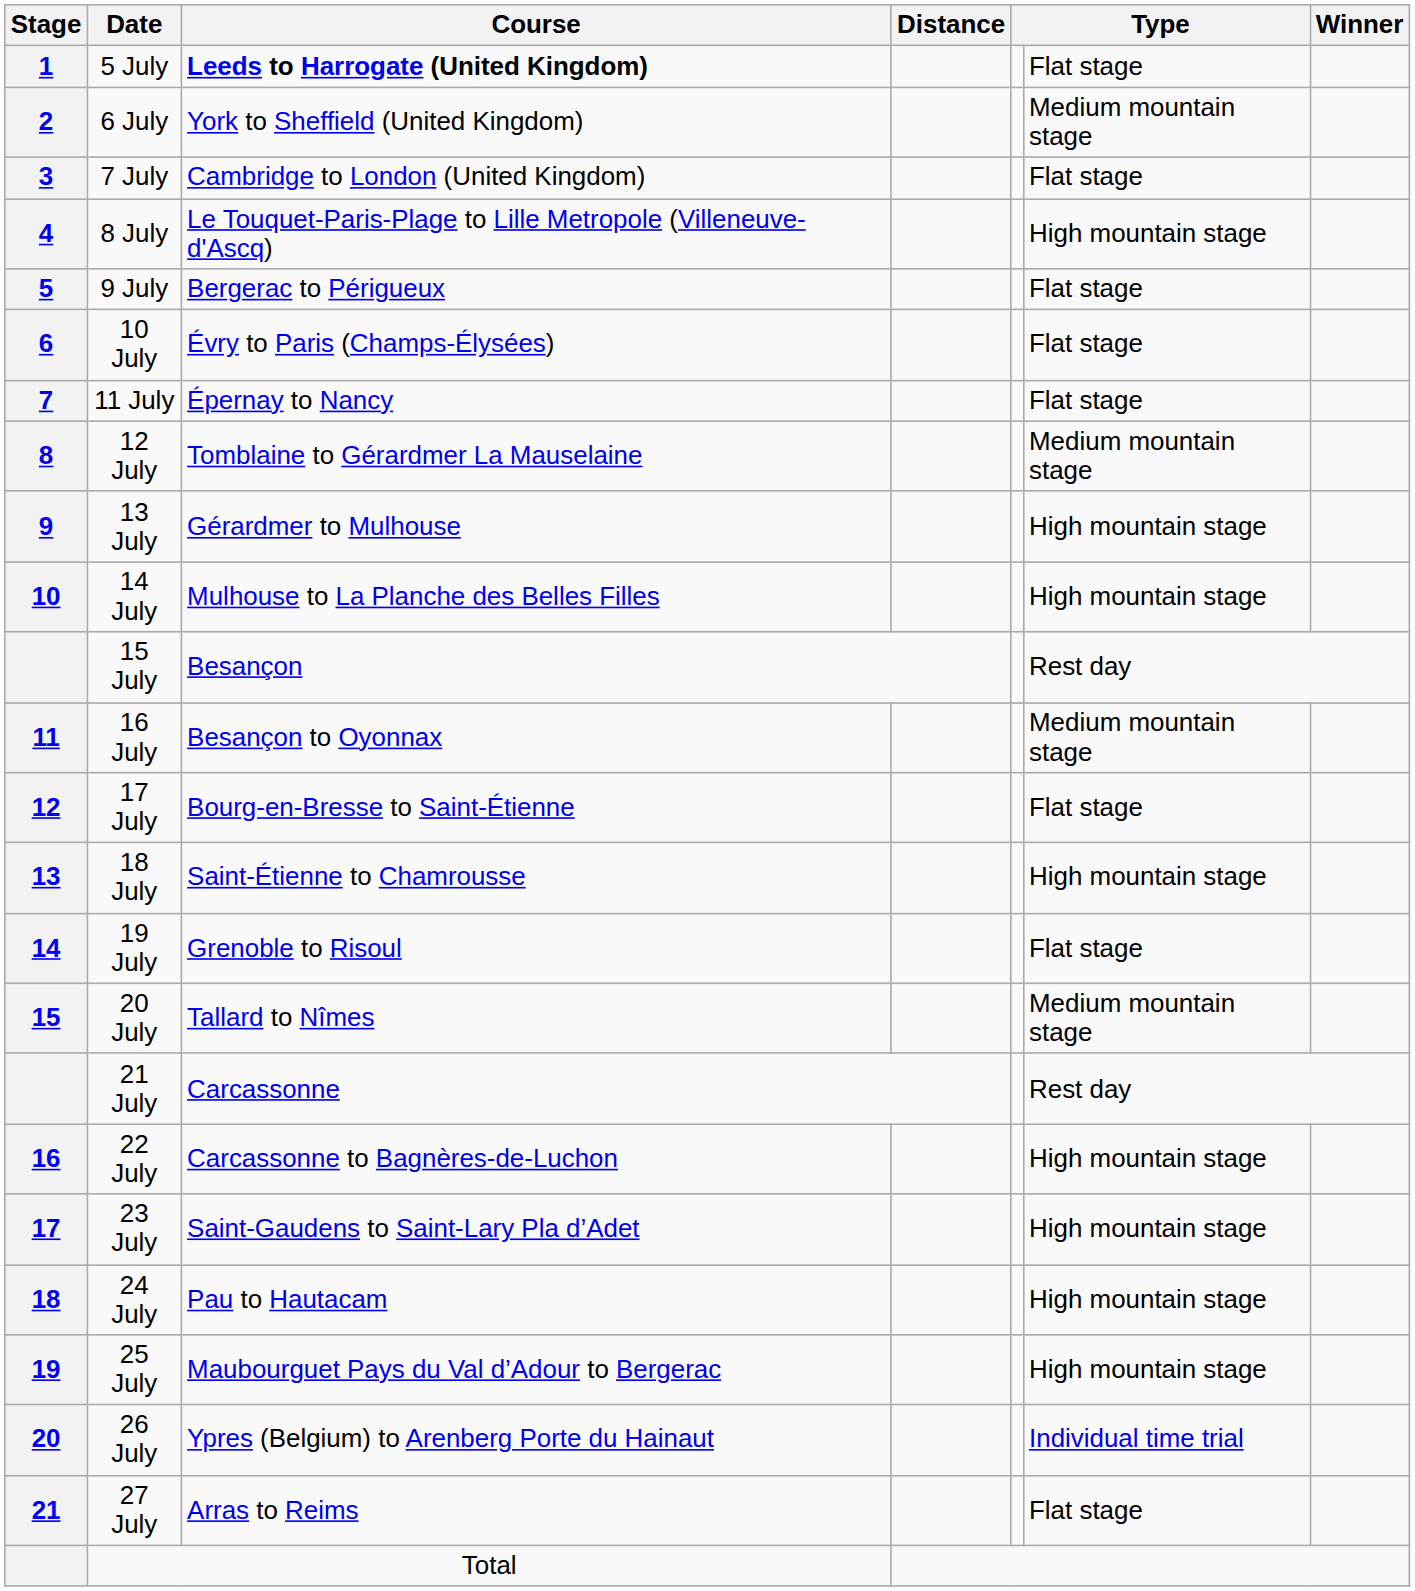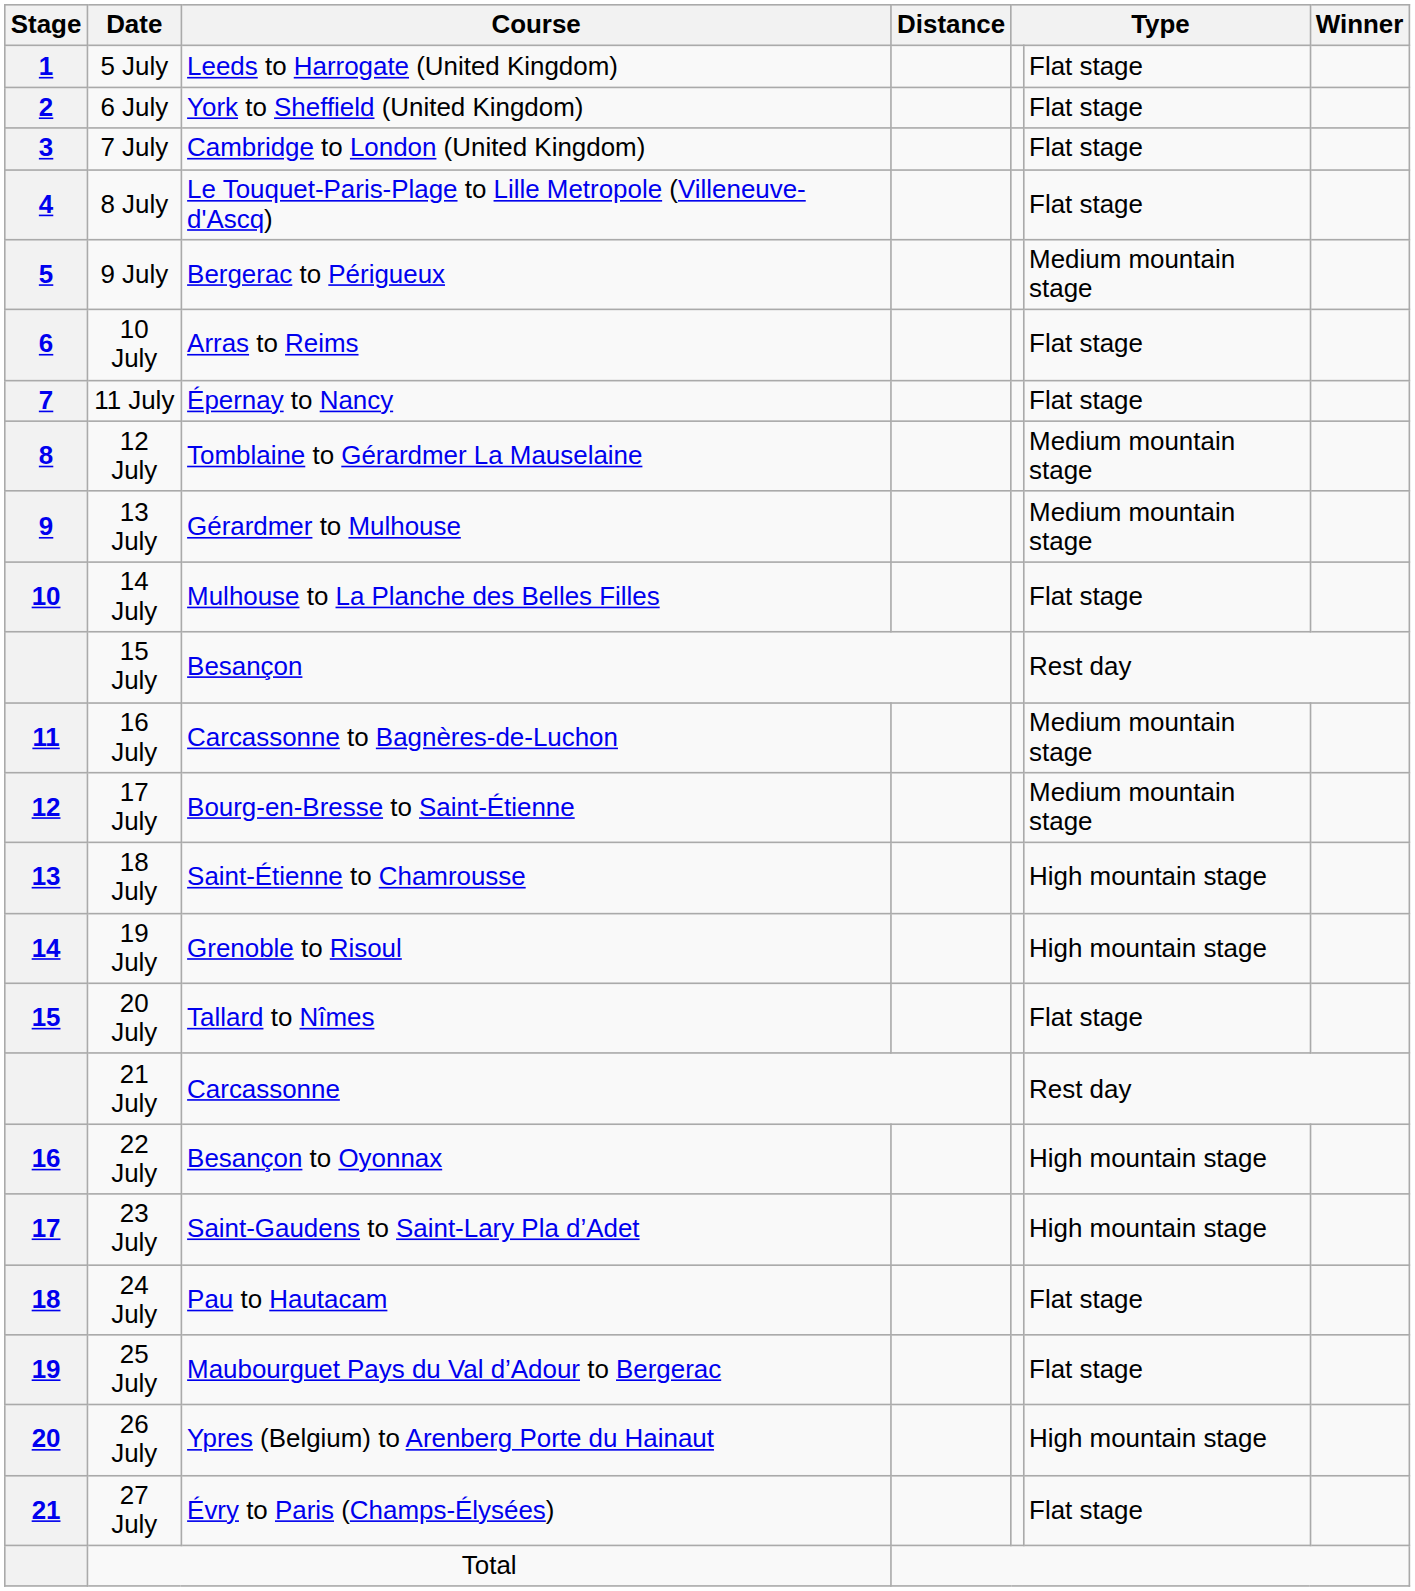(418, 66) bold -> (403, 66) normal
(1132, 121) Medium mountain stage -> (1086, 107) Flat stage
(1148, 233) High mountain stage -> (1086, 204) Flat stage
(1086, 288) Flat stage -> (1132, 274) Medium mountain stage
(371, 344) Évry to Paris (Champs-Élysées) -> (273, 344) Arras to Reims
(1148, 526) High mountain stage -> (1132, 526) Medium mountain stage
(1148, 596) High mountain stage -> (1086, 596) Flat stage
(315, 737) Besançon to Oyonnax -> (403, 737) Carcassonne to Bagnères-de-Luchon
(1086, 807) Flat stage -> (1132, 807) Medium mountain stage
(1086, 947) Flat stage -> (1148, 947) High mountain stage
(1132, 1018) Medium mountain stage -> (1086, 1018) Flat stage
(403, 1158) Carcassonne to Bagnères-de-Luchon -> (315, 1158) Besançon to Oyonnax
(1148, 1299) High mountain stage -> (1086, 1299) Flat stage
(1148, 1369) High mountain stage -> (1086, 1369) Flat stage
(1136, 1439) Individual time trial -> (1148, 1439) High mountain stage
(273, 1509) Arras to Reims -> (371, 1509) Évry to Paris (Champs-Élysées)
